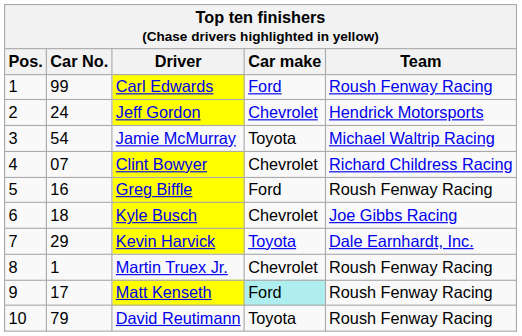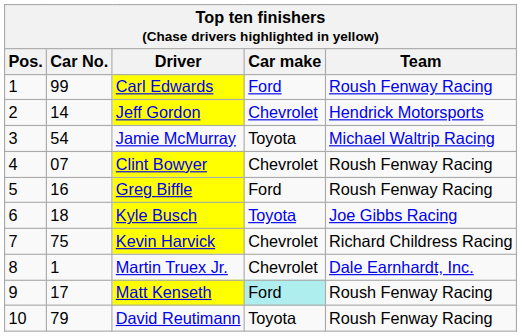(59, 113) 24 -> (59, 113) 14
(421, 164) Richard Childress Racing -> (411, 164) Roush Fenway Racing
(283, 216) Chevrolet -> (272, 216) Toyota
(59, 242) 29 -> (59, 242) 75
(272, 242) Toyota -> (283, 242) Chevrolet
(401, 242) Dale Earnhardt, Inc. -> (421, 242) Richard Childress Racing
(411, 267) Roush Fenway Racing -> (401, 267) Dale Earnhardt, Inc.
